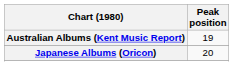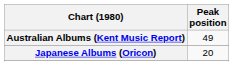(208, 38) 19 -> (208, 38) 49
